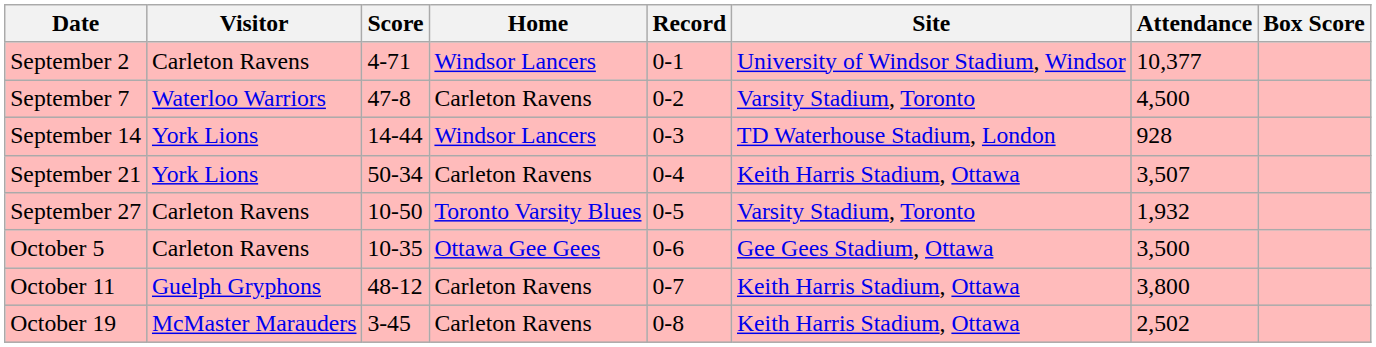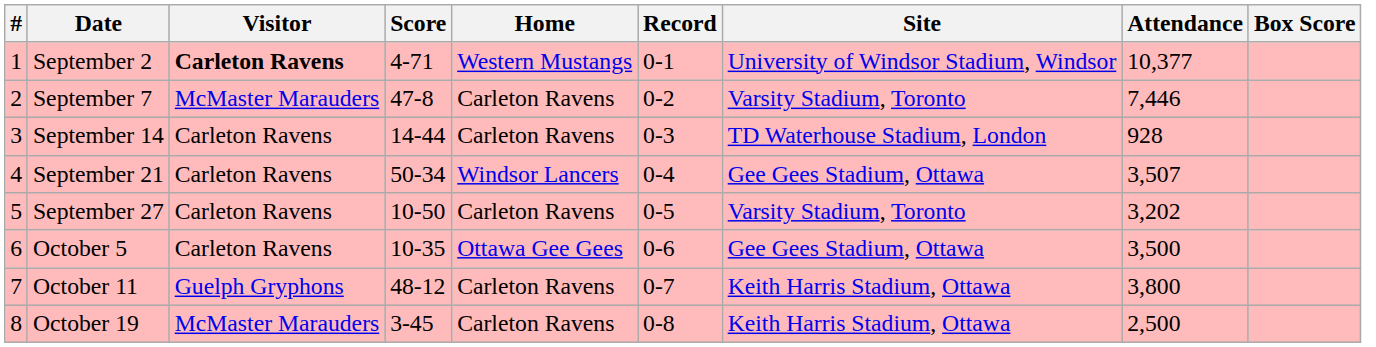+ column: (16, 23)
(231, 60) normal -> (259, 60) bold
(515, 60) Windsor Lancers -> (545, 60) Western Mustangs
(239, 98) Waterloo Warriors -> (277, 98) McMaster Marauders
(1163, 98) 4,500 -> (1154, 98) 7,446
(205, 135) York Lions -> (253, 135) Carleton Ravens
(515, 135) Windsor Lancers -> (536, 135) Carleton Ravens
(205, 173) York Lions -> (253, 173) Carleton Ravens
(513, 173) Carleton Ravens -> (538, 173) Windsor Lancers
(878, 173) Keith Harris Stadium, Ottawa -> (856, 173) Gee Gees Stadium, Ottawa
(538, 211) Toronto Varsity Blues -> (536, 211) Carleton Ravens
(1163, 211) 1,932 -> (1154, 211) 3,202
(1163, 323) 2,502 -> (1154, 323) 2,500
